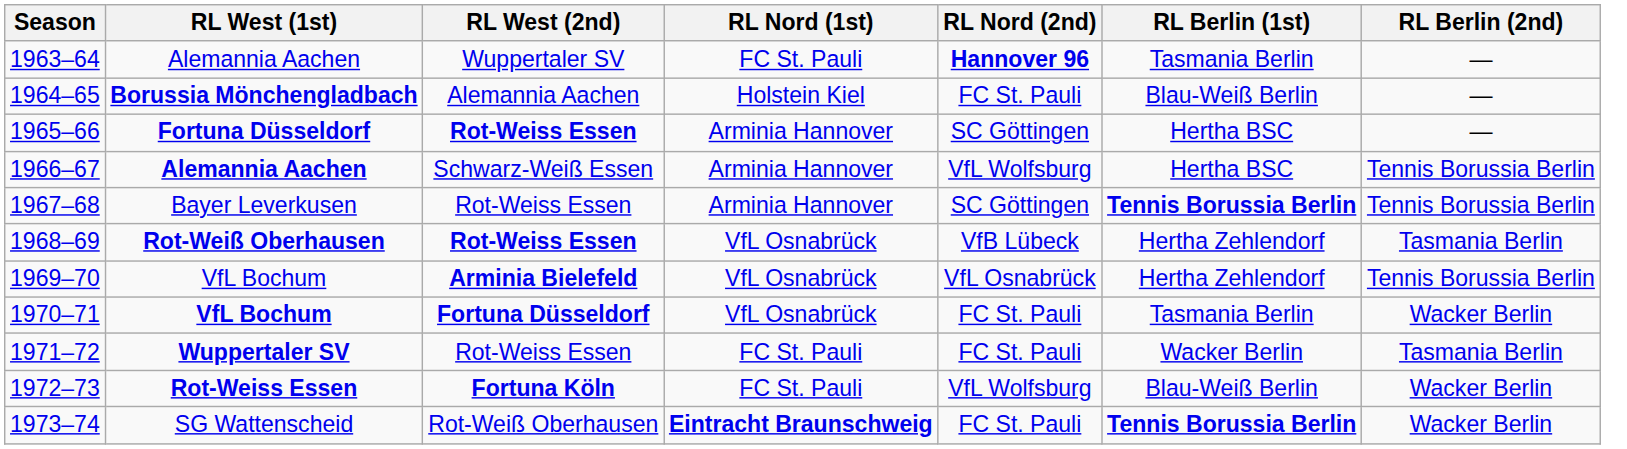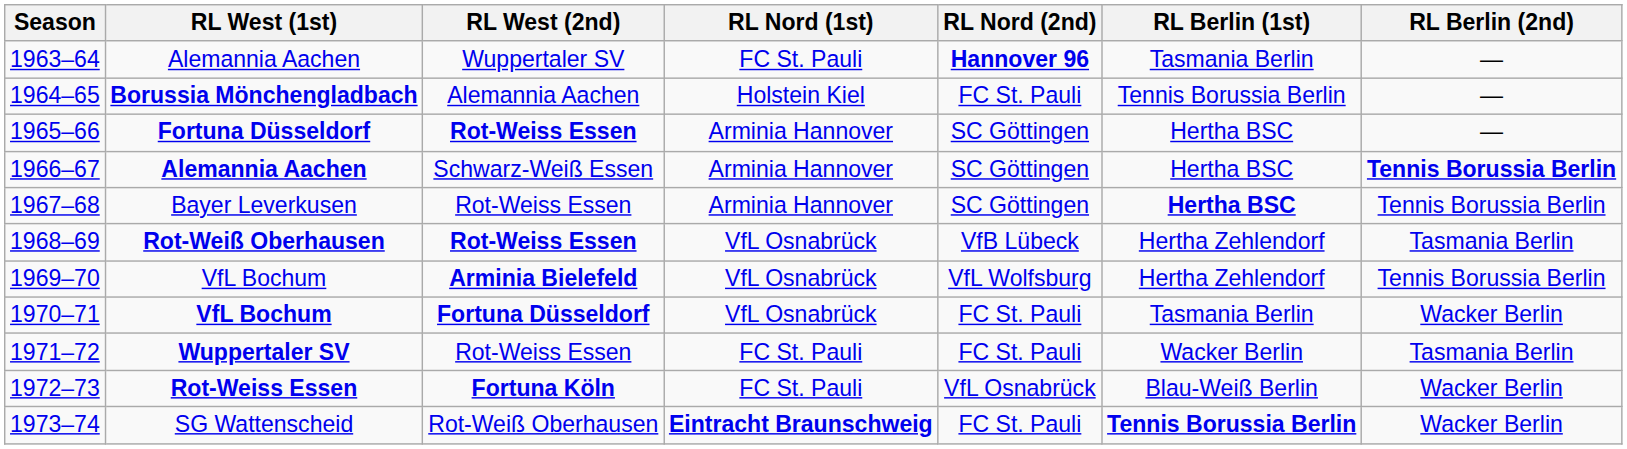(1232, 95) Blau-Weiß Berlin -> (1232, 95) Tennis Borussia Berlin
(1020, 168) VfL Wolfsburg -> (1020, 168) SC Göttingen
(1481, 168) normal -> (1492, 168) bold
(1232, 205) Tennis Borussia Berlin -> (1232, 205) Hertha BSC
(1020, 278) VfL Osnabrück -> (1020, 278) VfL Wolfsburg
(1020, 388) VfL Wolfsburg -> (1020, 388) VfL Osnabrück
